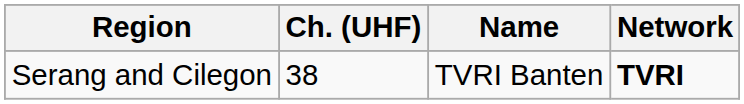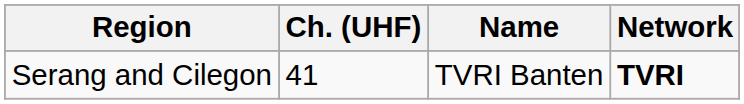(302, 74) 38 -> (302, 74) 41
